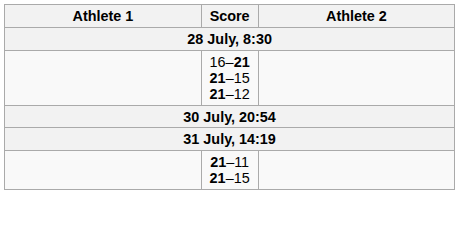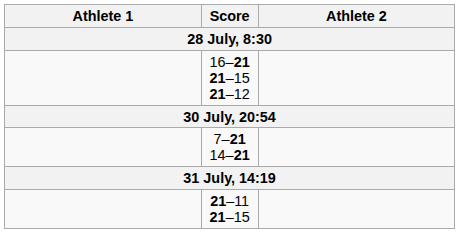+ row: (230, 147)
